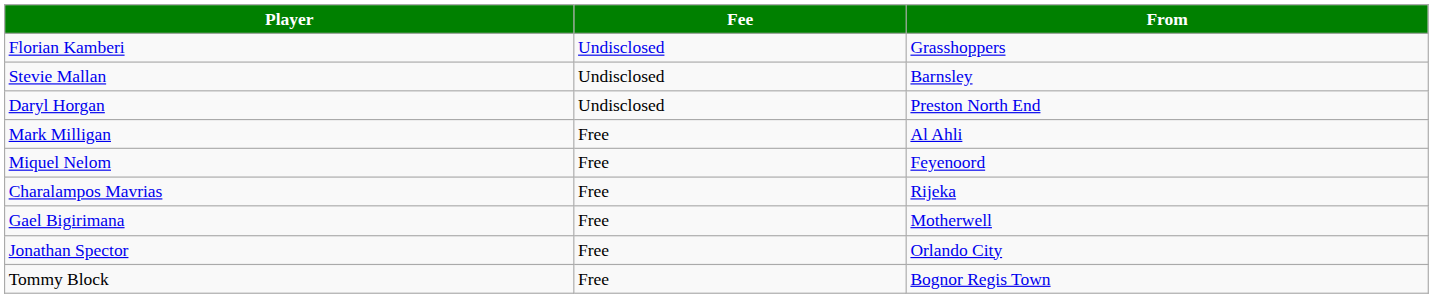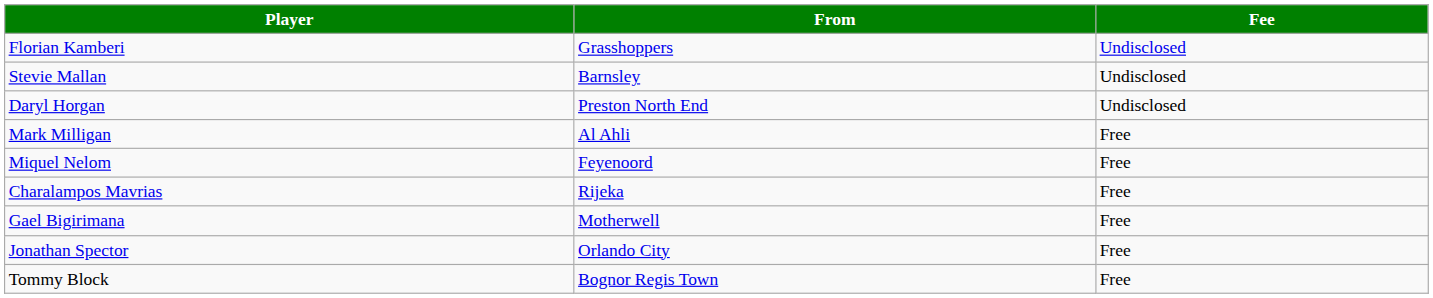columns swapped: (1167, 19) <-> (740, 19)
